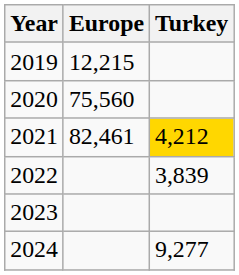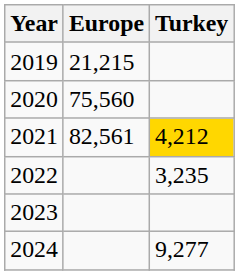(102, 61) 12,215 -> (102, 61) 21,215
(102, 136) 82,461 -> (102, 136) 82,561
(182, 174) 3,839 -> (182, 174) 3,235
